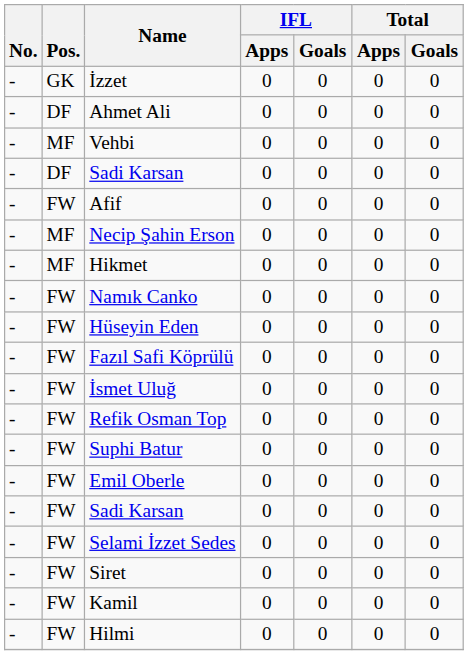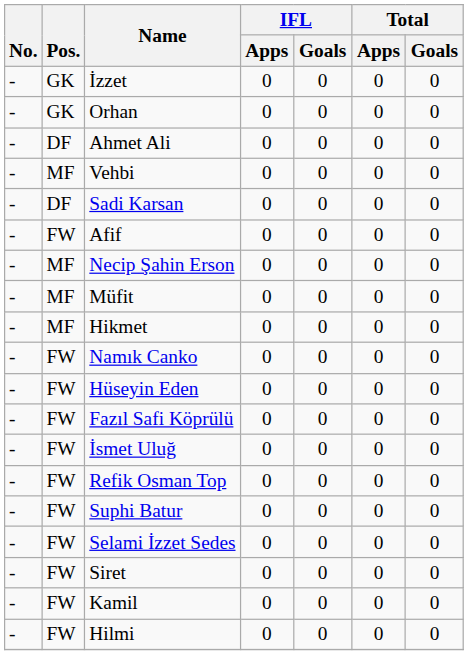+ row: (60, 111)
+ row: (60, 296)
- row: (61, 480)
- row: (61, 511)
